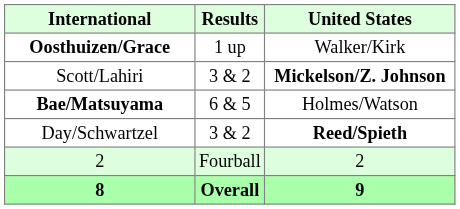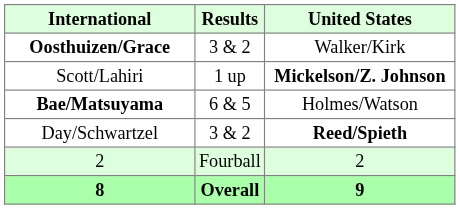(230, 47) 1 up -> (230, 47) 3 & 2
(230, 75) 3 & 2 -> (230, 75) 1 up
